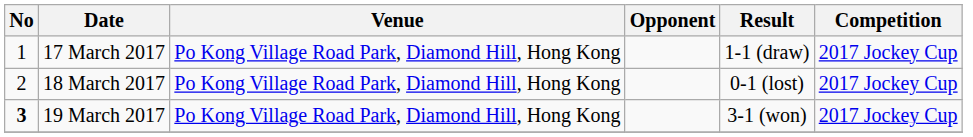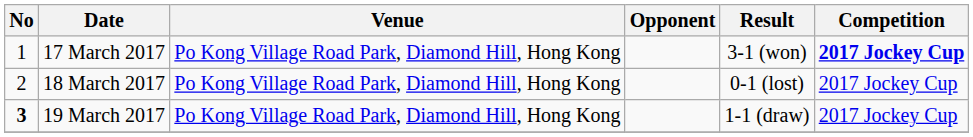(767, 52) 1-1 (draw) -> (767, 52) 3-1 (won)
(888, 52) normal -> (892, 52) bold
(767, 115) 3-1 (won) -> (767, 115) 1-1 (draw)
